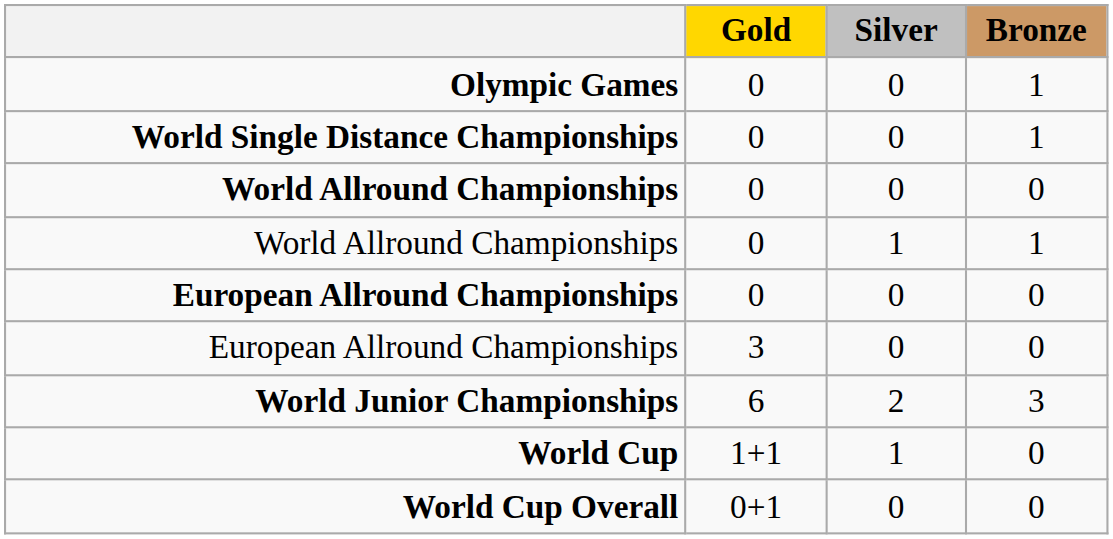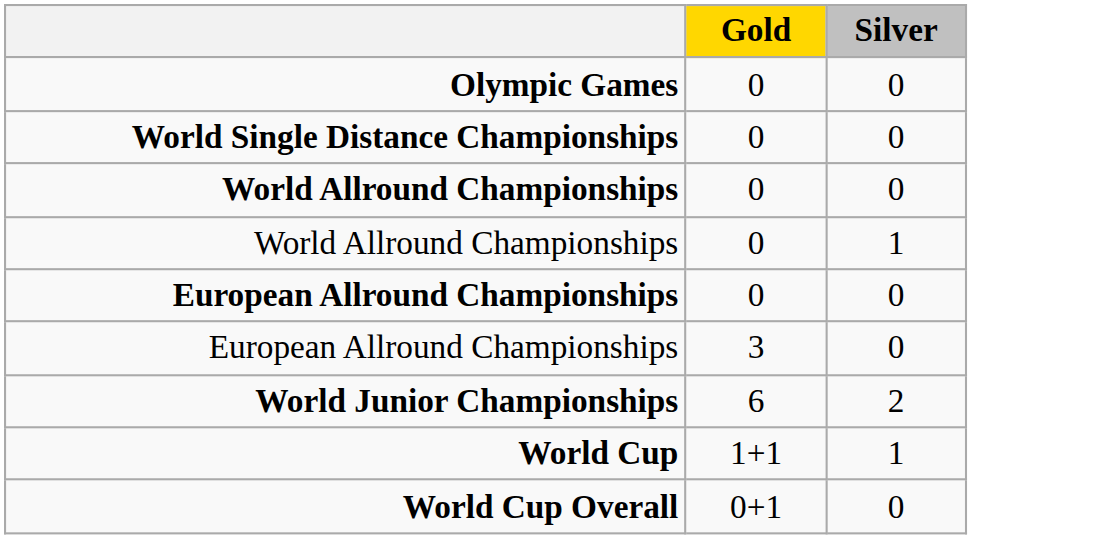- column: (1036, 30)
